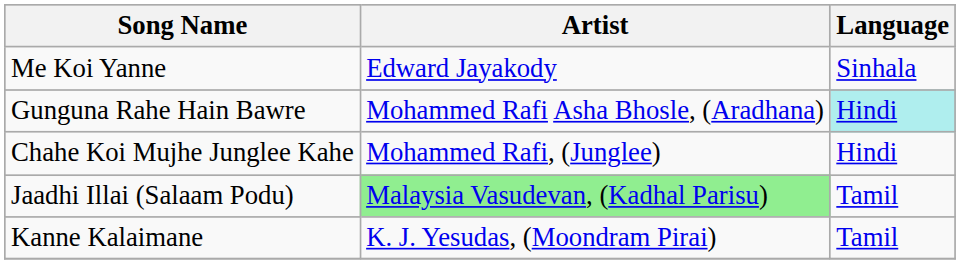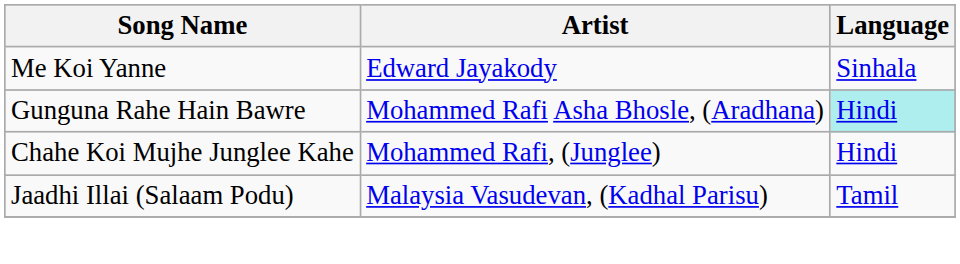(567, 195) lightgreen background -> (567, 195) no background
- row: (107, 237)
